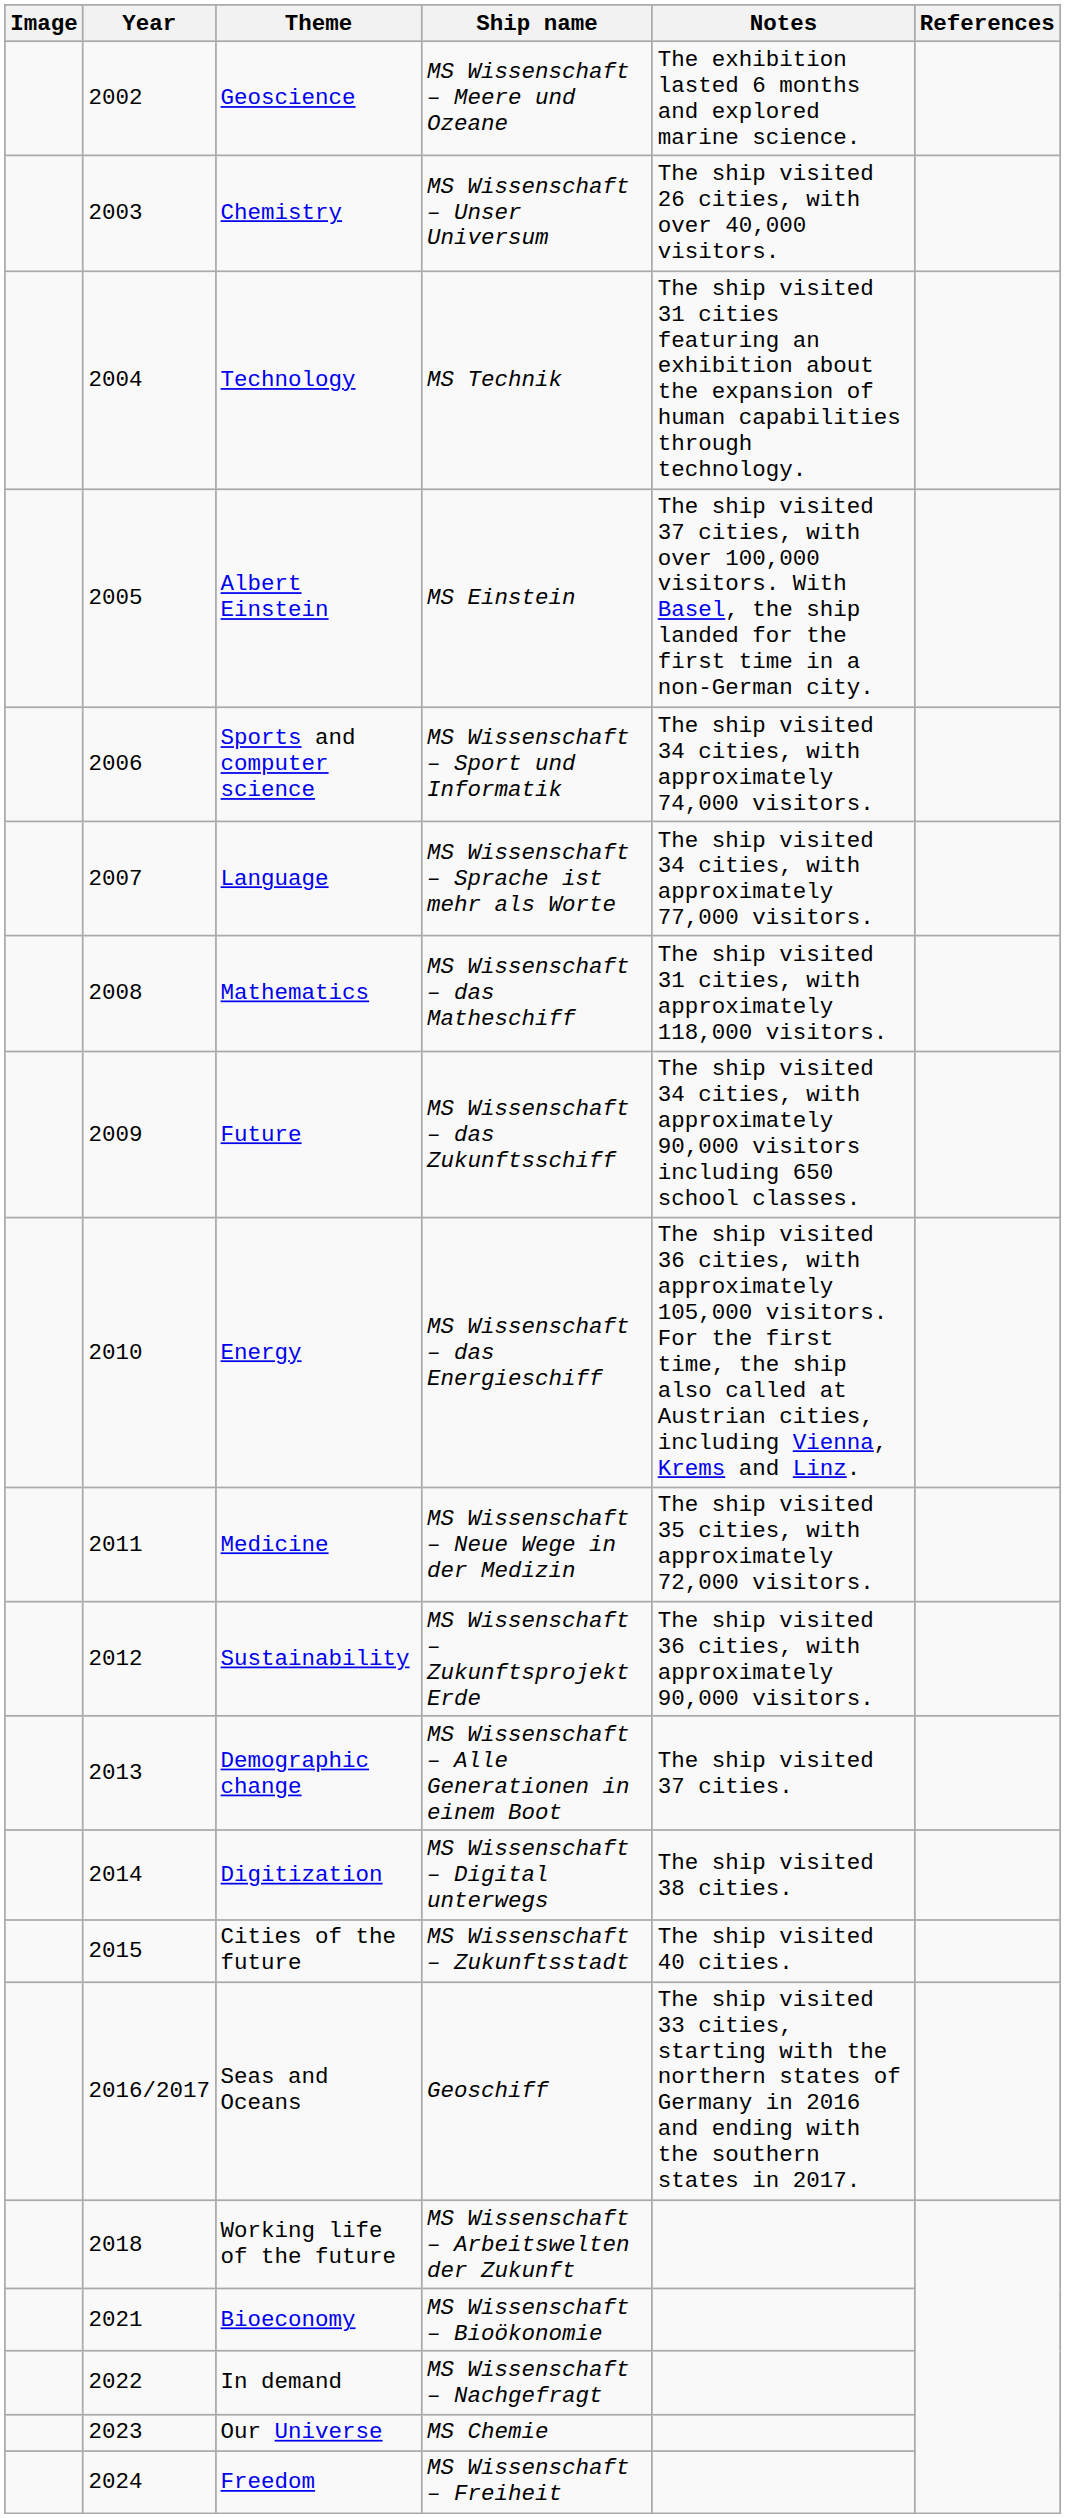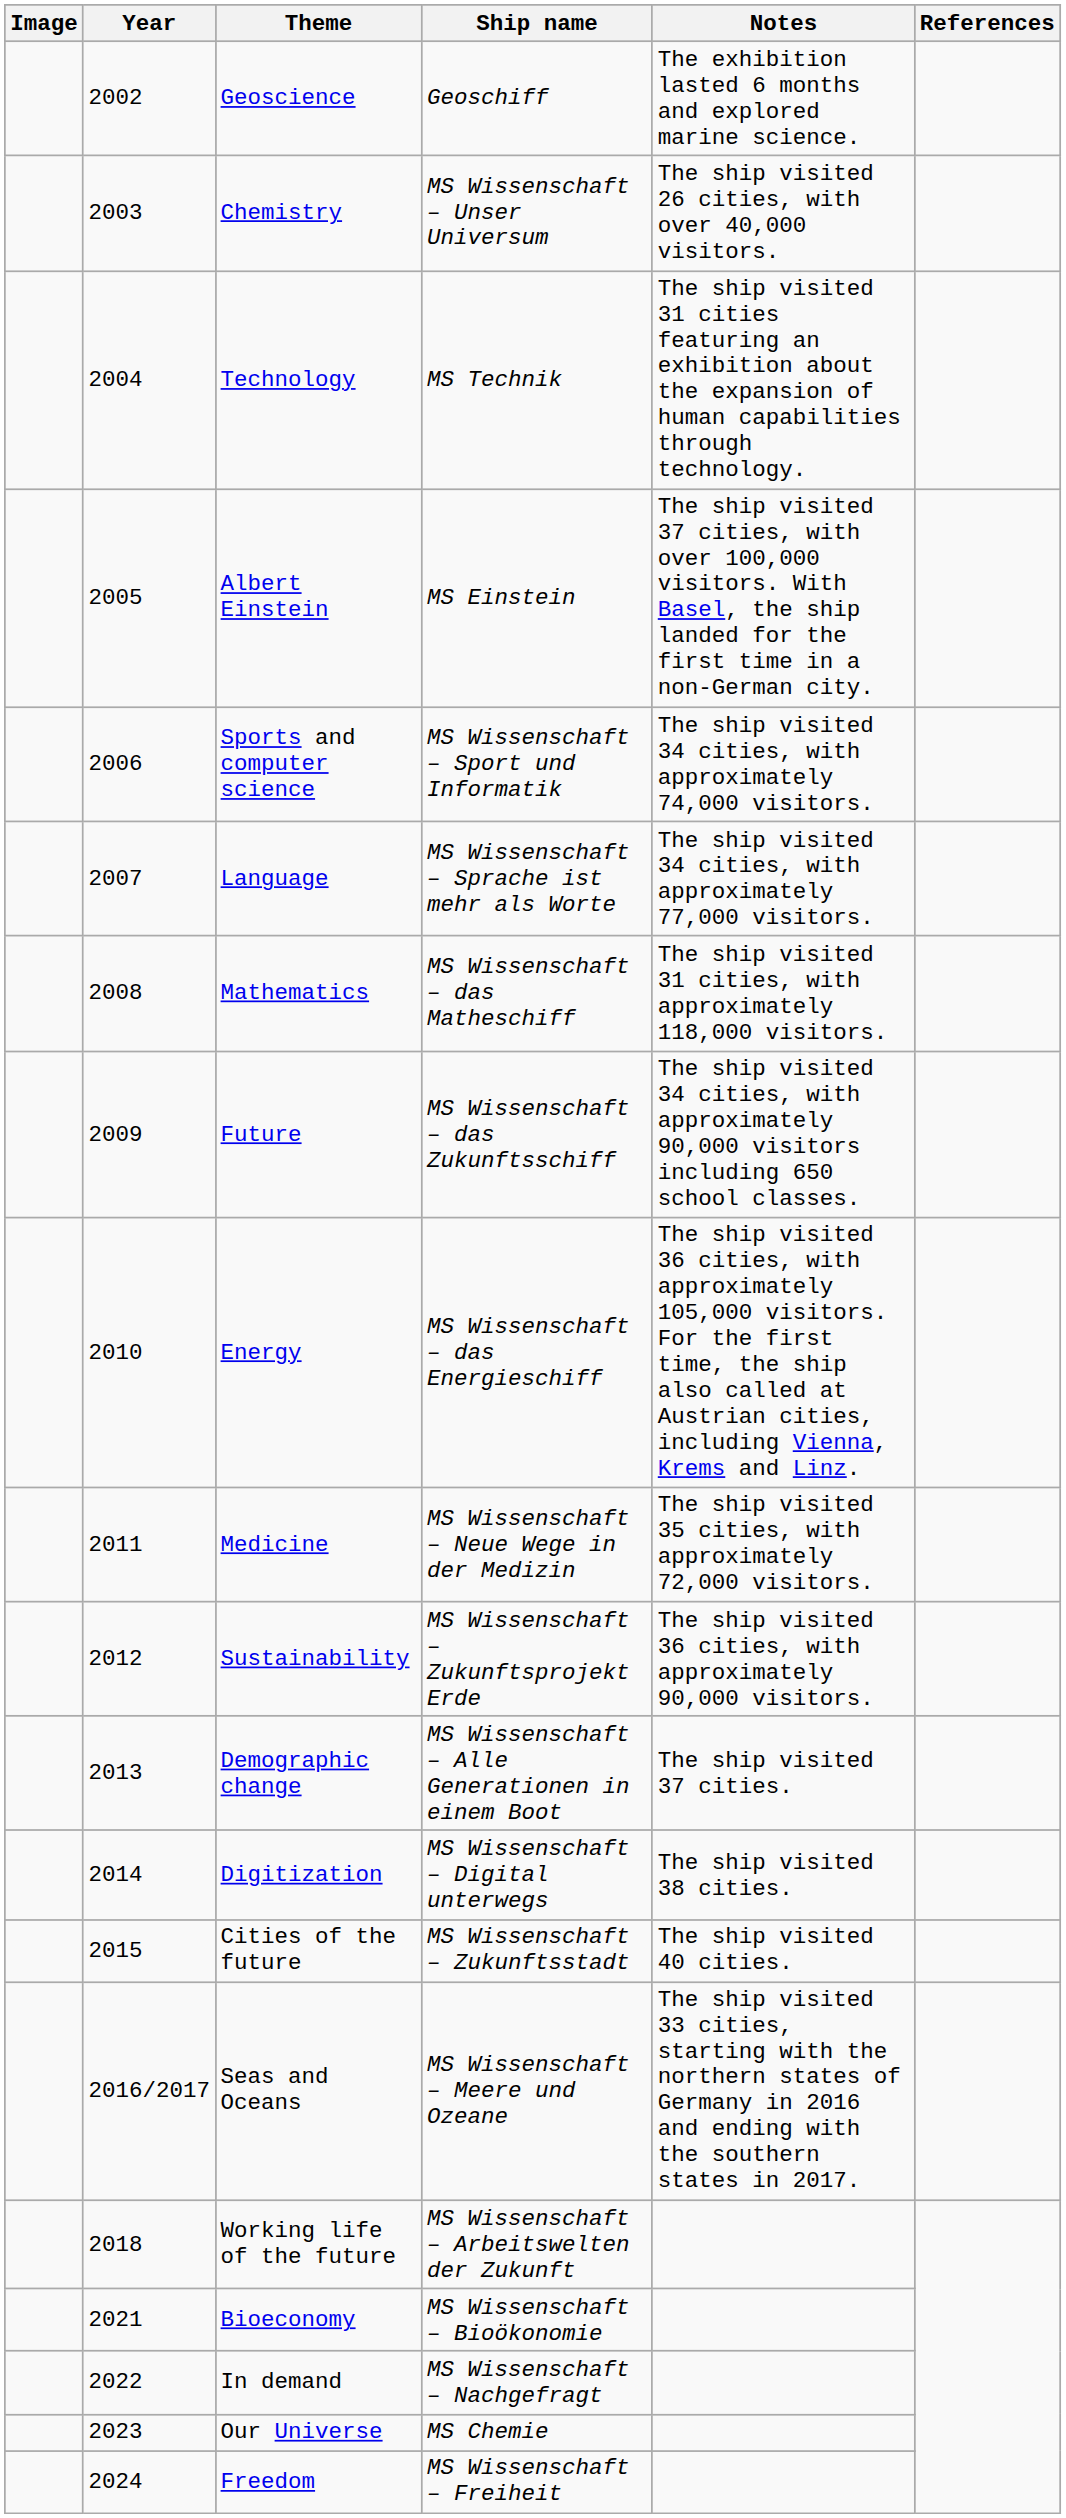(528, 99) MS Wissenschaft – Meere und Ozeane -> (488, 99) Geoschiff
(488, 2091) Geoschiff -> (528, 2091) MS Wissenschaft – Meere und Ozeane
